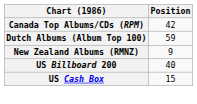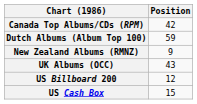+ row: (76, 65)
(171, 65) 40 -> (171, 79) 12
